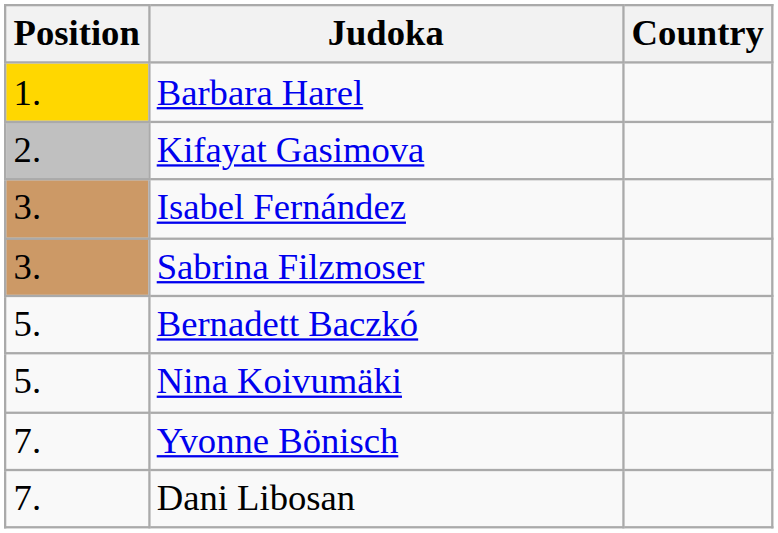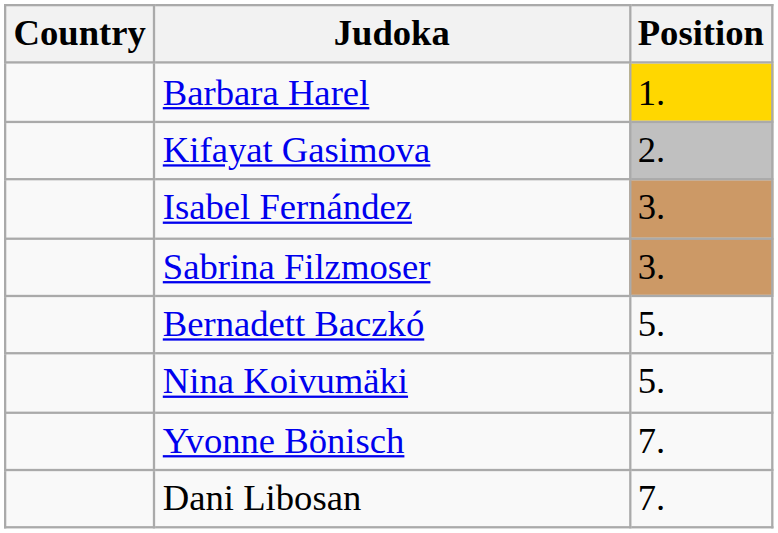columns swapped: (77, 33) <-> (698, 33)
